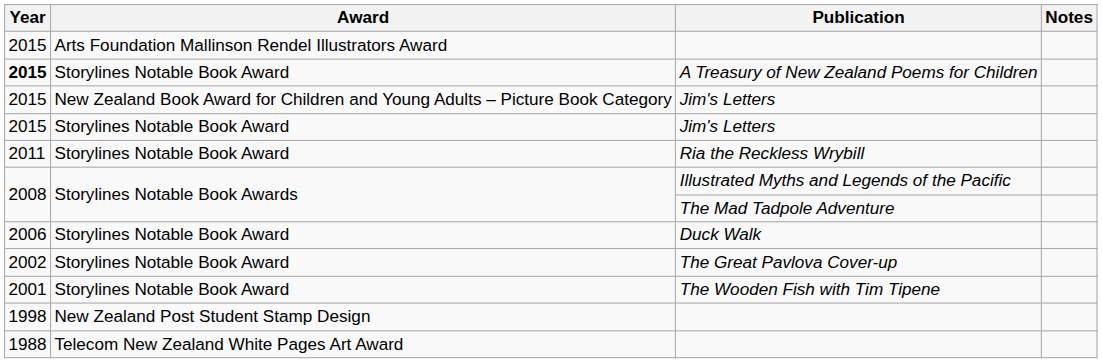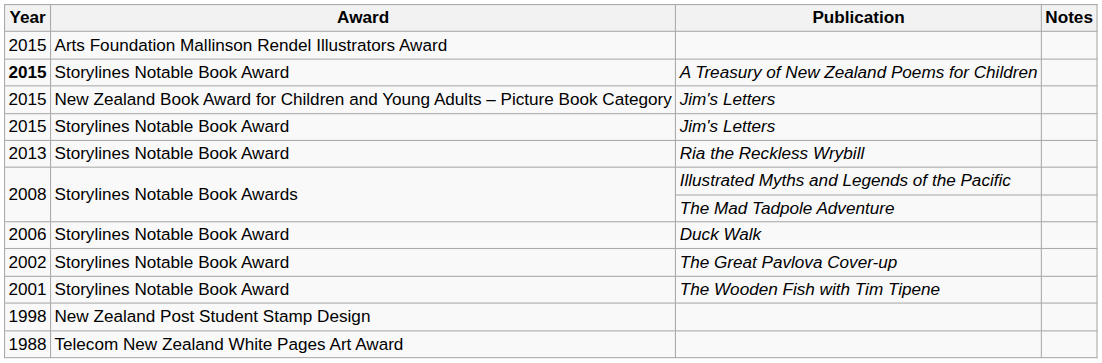(27, 153) 2011 -> (28, 153) 2013
